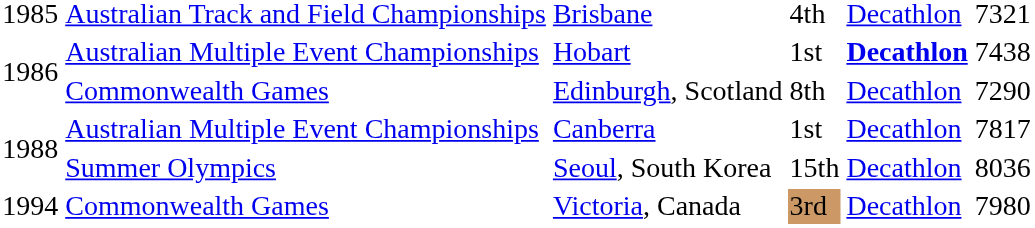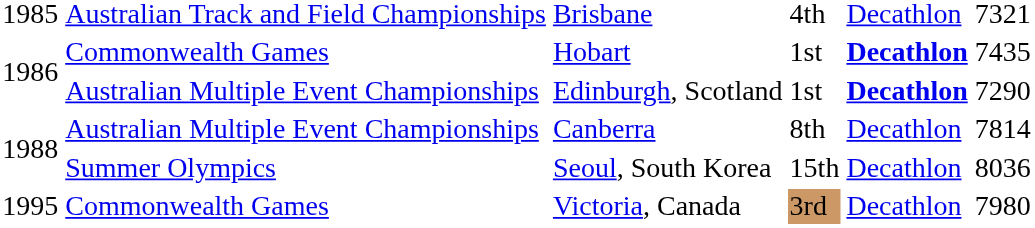(302, 52) Australian Multiple Event Championships -> (197, 52) Commonwealth Games
(1003, 52) 7438 -> (1003, 52) 7435
(197, 90) Commonwealth Games -> (302, 90) Australian Multiple Event Championships
(808, 90) 8th -> (806, 90) 1st
(904, 90) normal -> (907, 90) bold
(806, 129) 1st -> (808, 129) 8th
(1003, 129) 7817 -> (1003, 129) 7814
(30, 206) 1994 -> (30, 206) 1995
